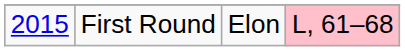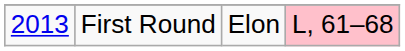(40, 25) 2015 -> (40, 25) 2013
